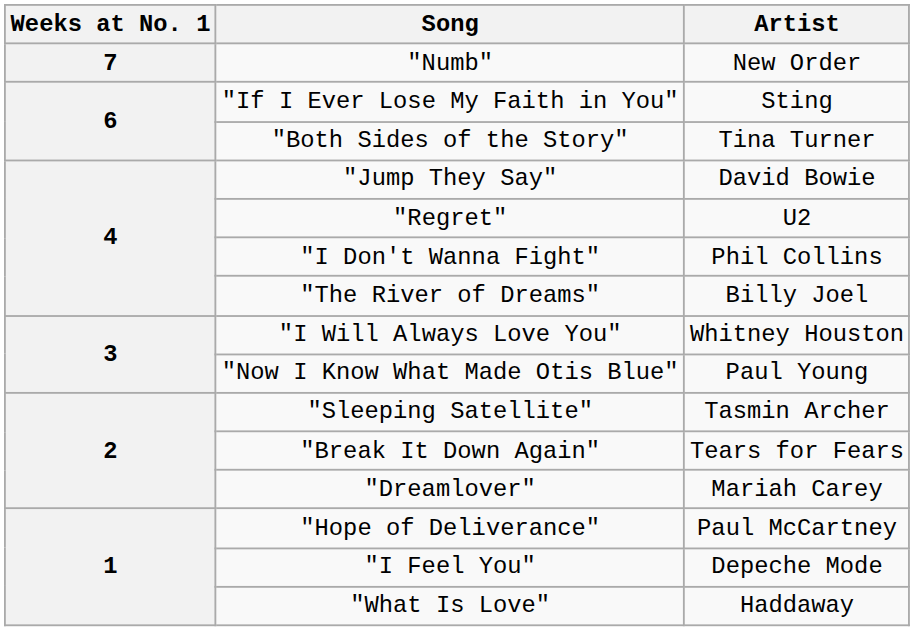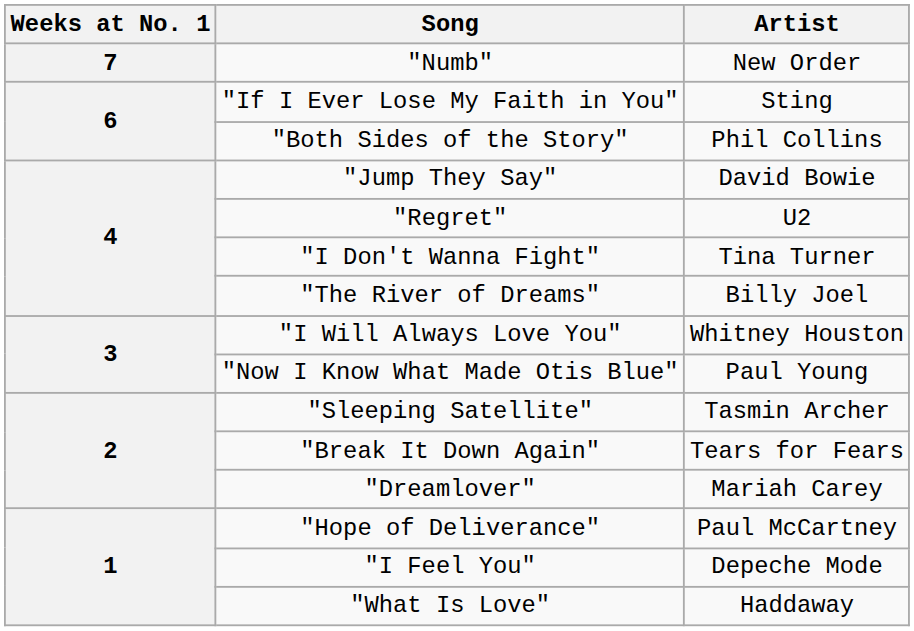(797, 141) Tina Turner -> (797, 141) Phil Collins
(797, 257) Phil Collins -> (797, 257) Tina Turner
